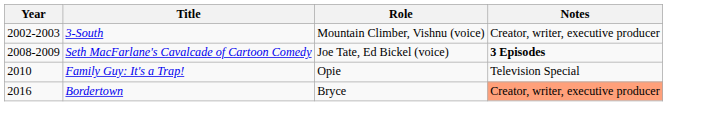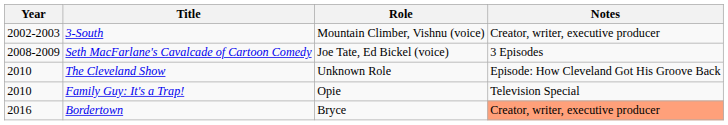(518, 52) bold -> (517, 52) normal
+ row: (115, 71)
